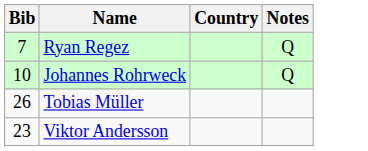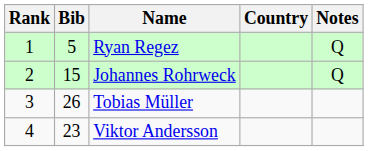+ column: (29, 18)
(22, 46) 7 -> (72, 46) 5
(22, 74) 10 -> (72, 74) 15
